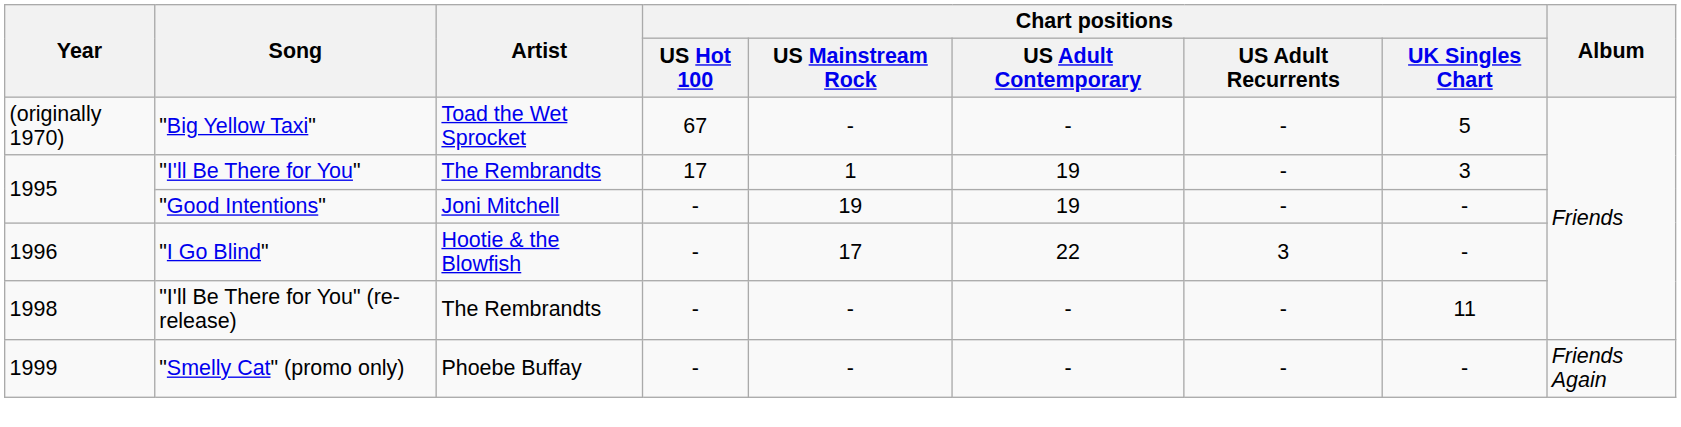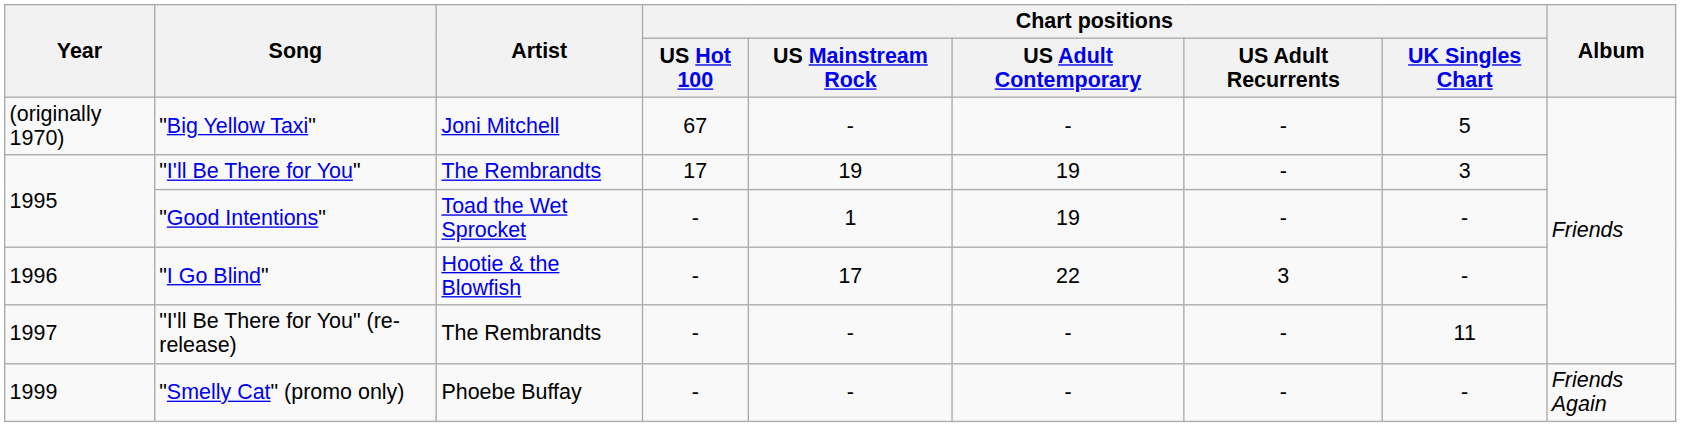(504, 125) Toad the Wet Sprocket -> (500, 125) Joni Mitchell
(850, 171) 1 -> (850, 171) 19
(500, 205) Joni Mitchell -> (504, 217) Toad the Wet Sprocket
(850, 205) 19 -> (850, 217) 1
(33, 309) 1998 -> (33, 334) 1997
